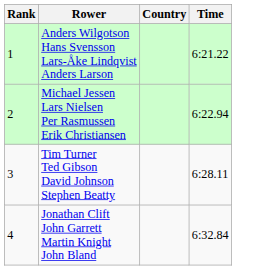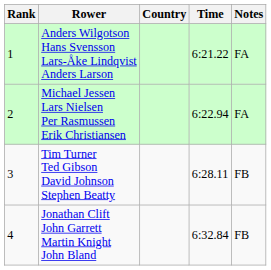+ column: (249, 14)
